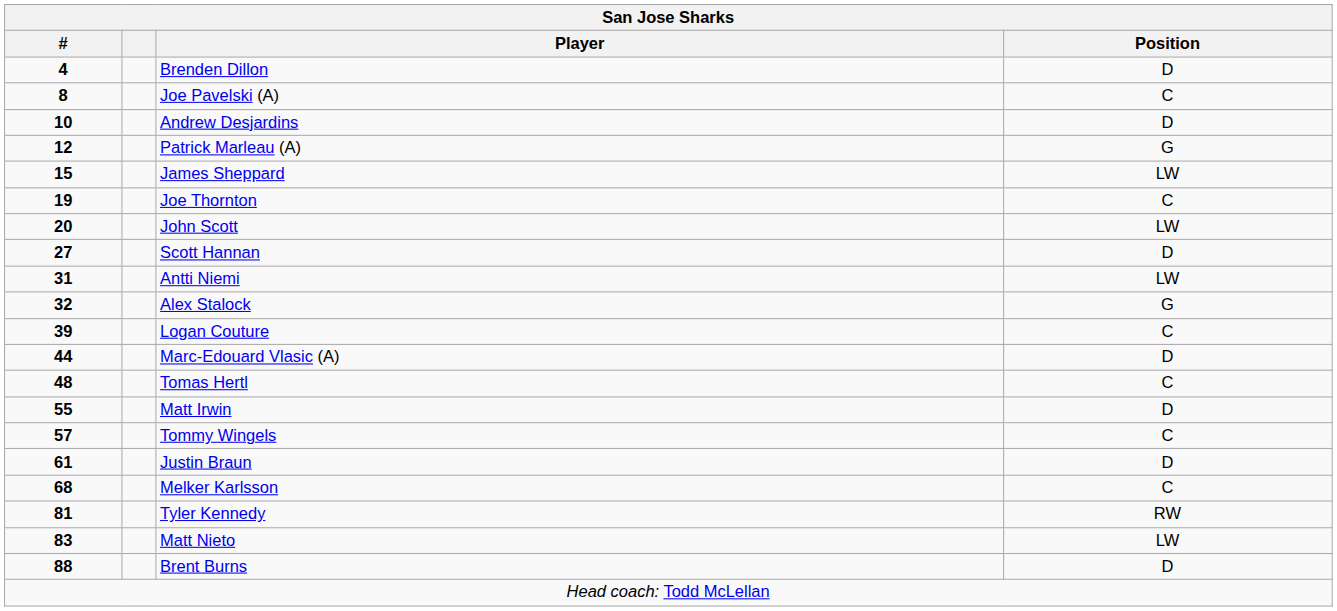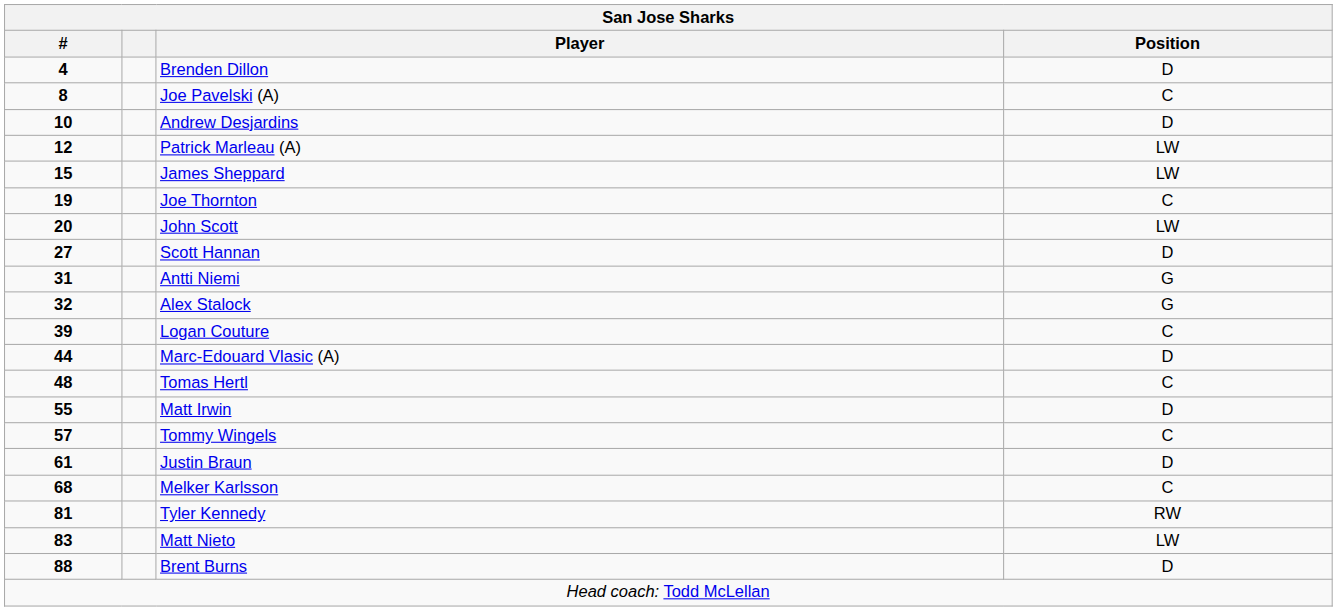(1167, 148) G -> (1167, 148) LW
(1167, 278) LW -> (1167, 278) G
